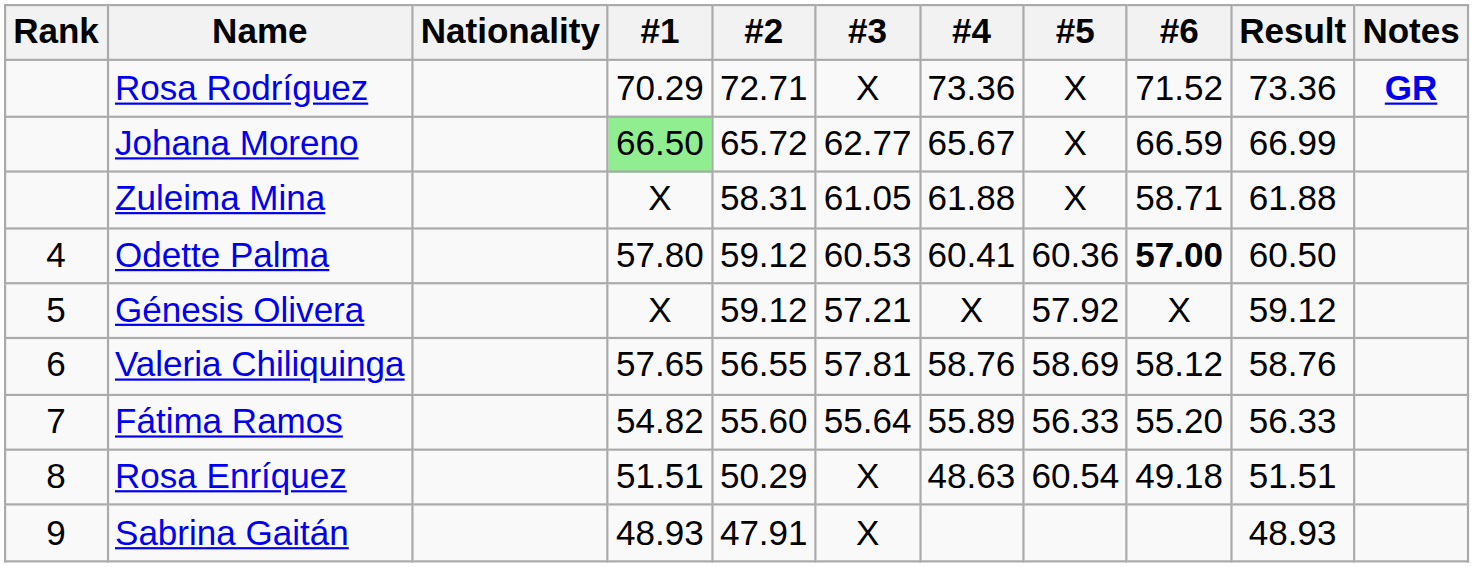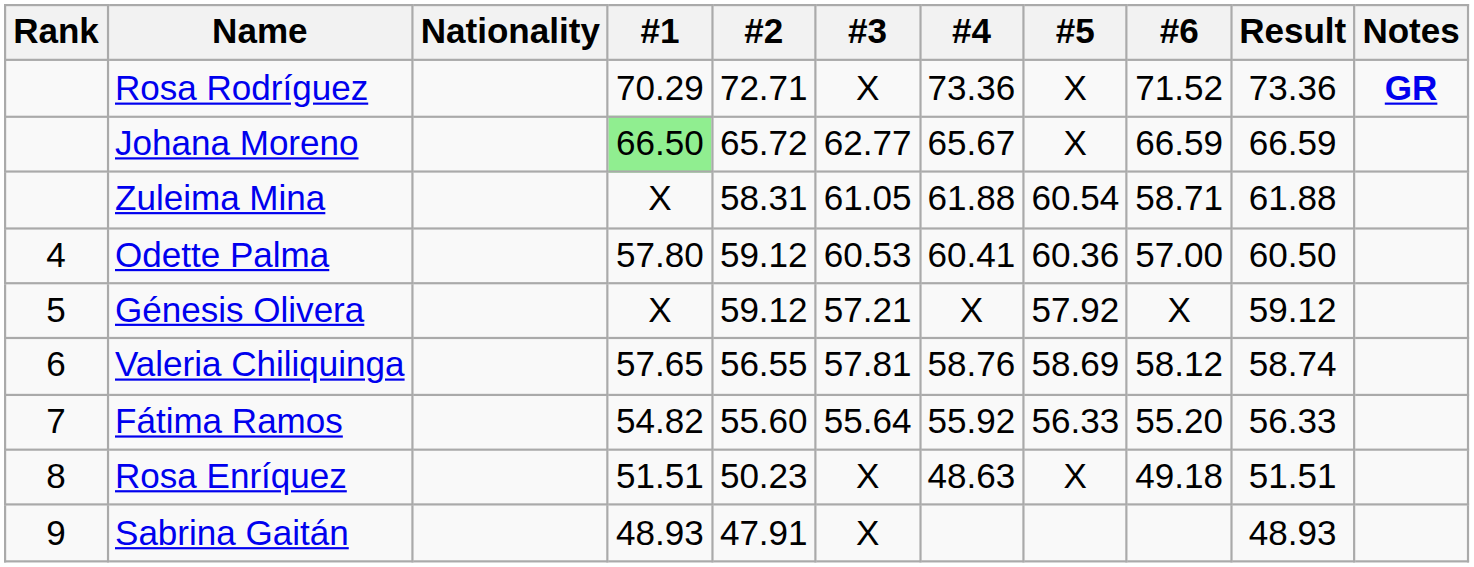(1293, 143) 66.99 -> (1293, 143) 66.59
(1075, 198) X -> (1075, 198) 60.54
(1179, 254) bold -> (1179, 254) normal
(1293, 365) 58.76 -> (1293, 365) 58.74
(971, 421) 55.89 -> (971, 421) 55.92
(764, 476) 50.29 -> (764, 476) 50.23
(1075, 476) 60.54 -> (1075, 476) X
